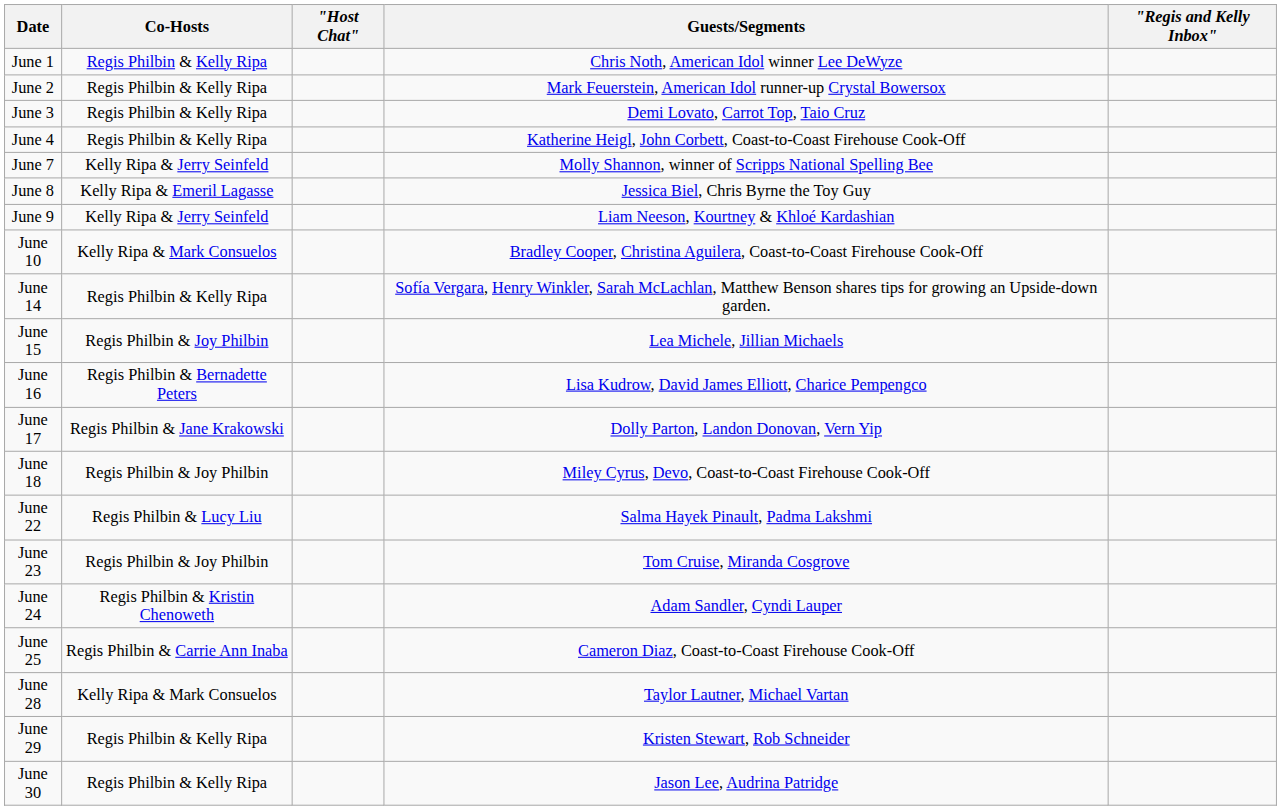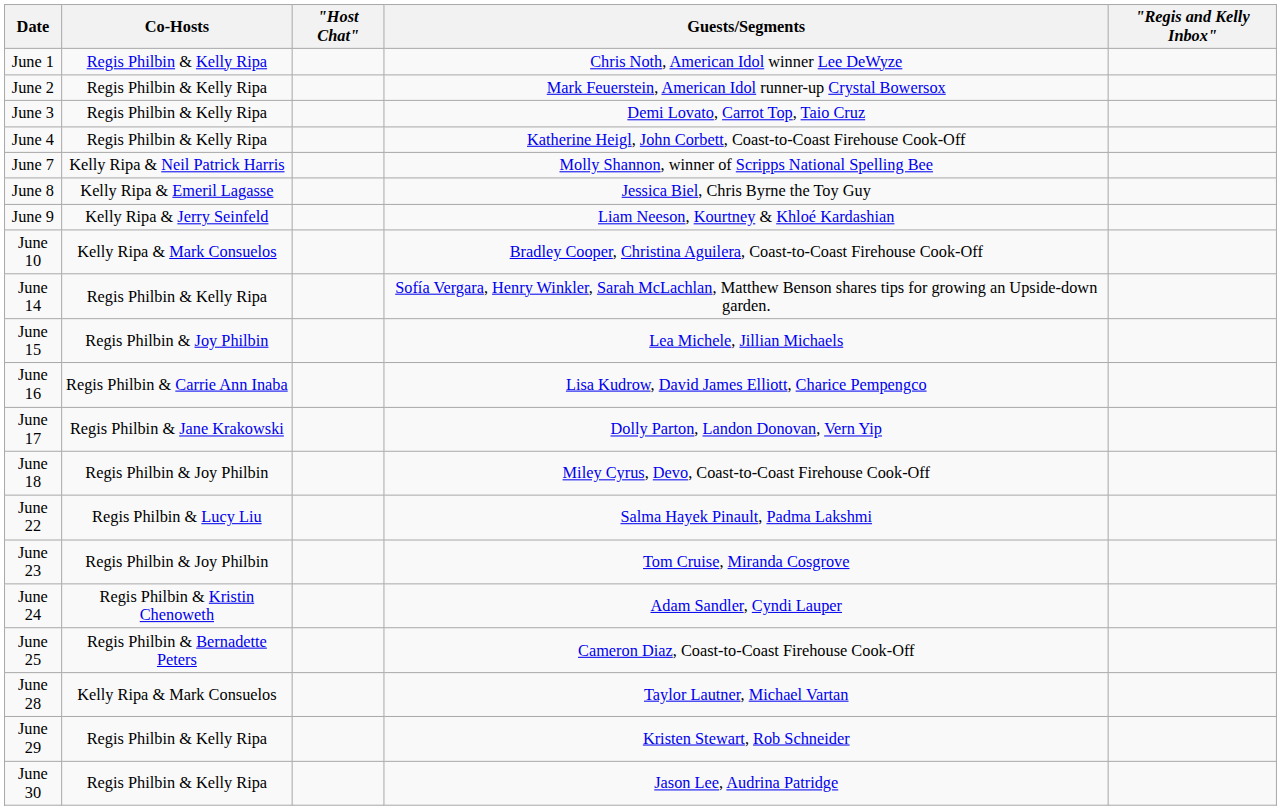(177, 165) Kelly Ripa & Jerry Seinfeld -> (177, 165) Kelly Ripa & Neil Patrick Harris
(177, 384) Regis Philbin & Bernadette Peters -> (177, 384) Regis Philbin & Carrie Ann Inaba
(177, 650) Regis Philbin & Carrie Ann Inaba -> (177, 650) Regis Philbin & Bernadette Peters
